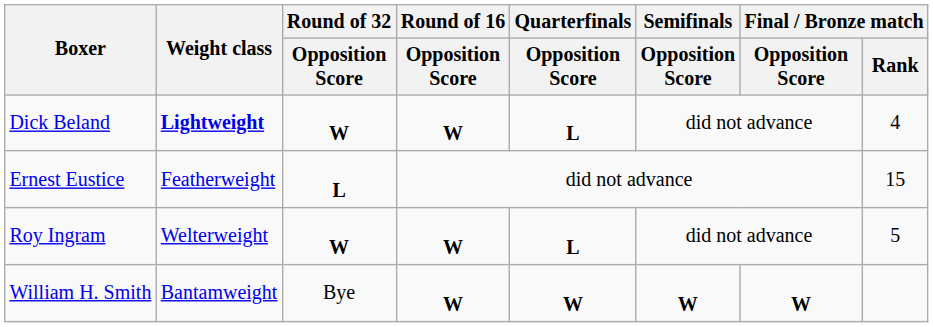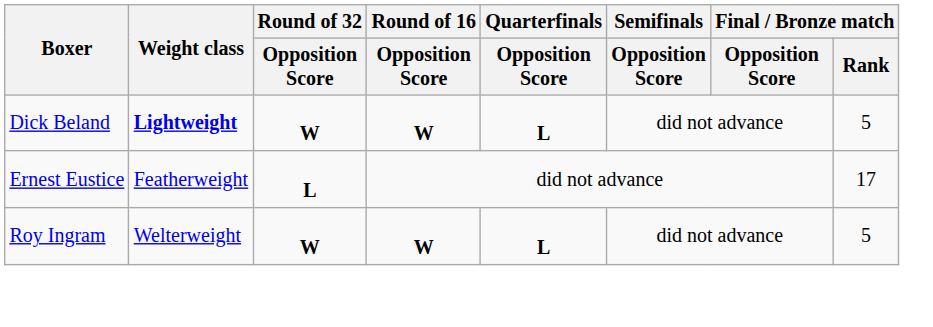(895, 122) 4 -> (866, 122) 5
(895, 179) 15 -> (866, 179) 17
- row: (80, 292)
